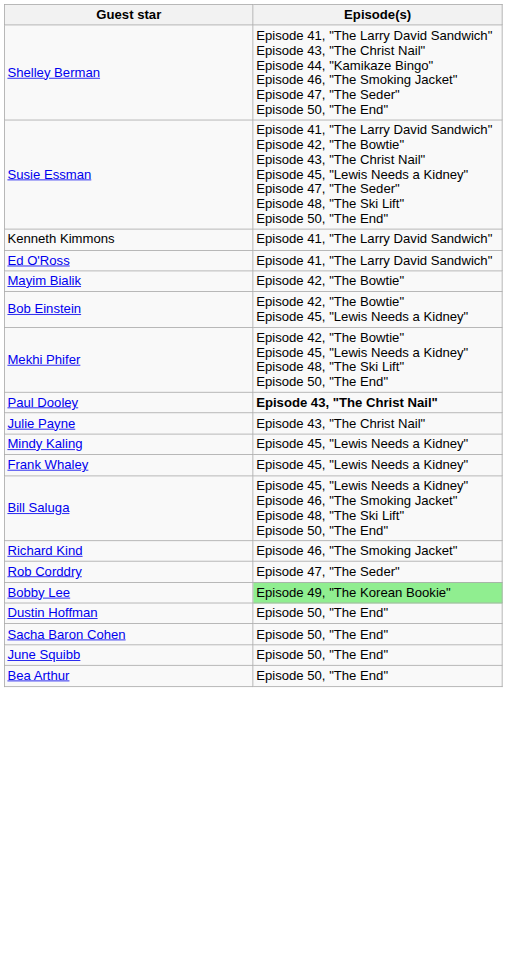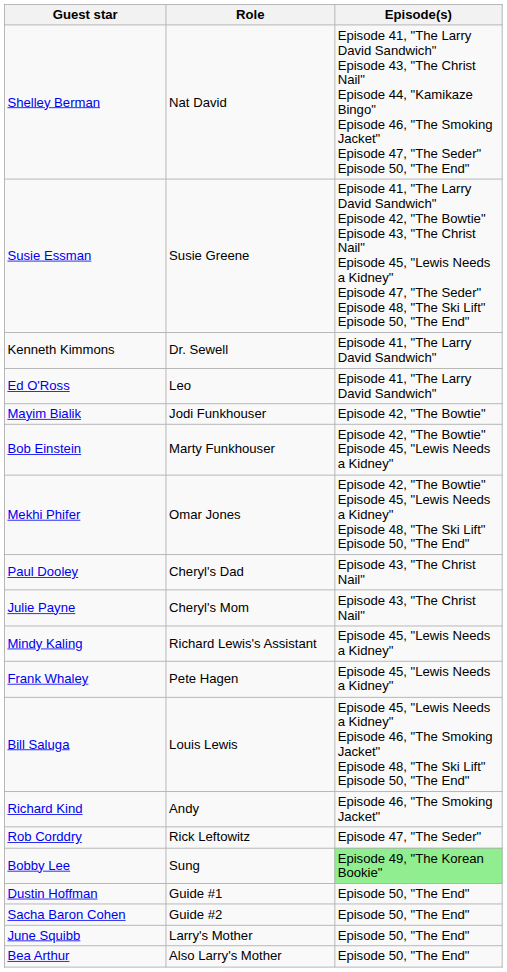+ column: (250, 14)
(347, 402) bold -> (407, 572) normal
